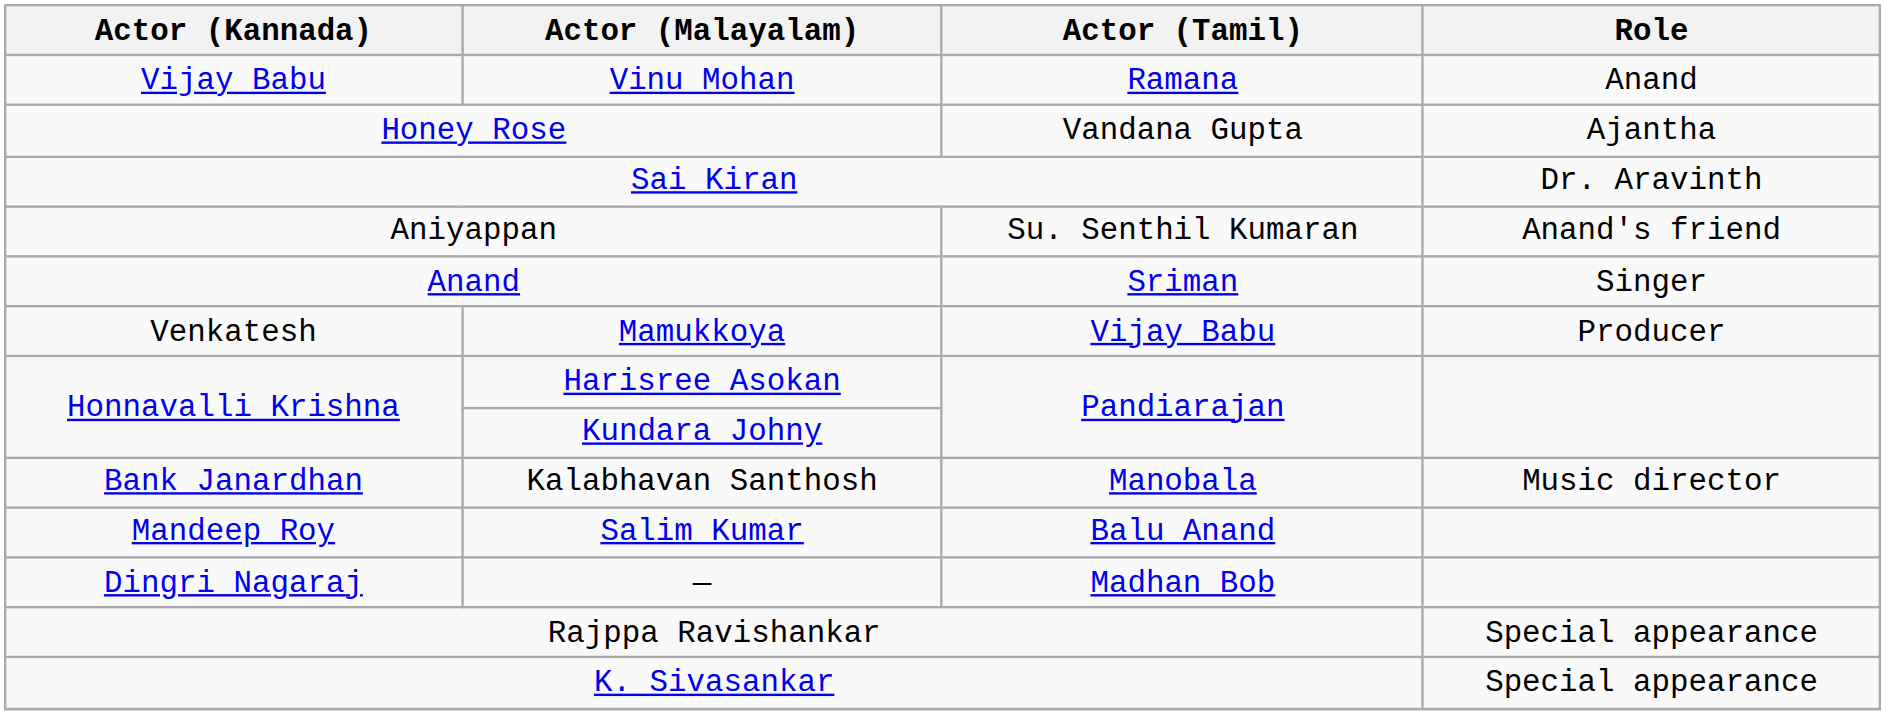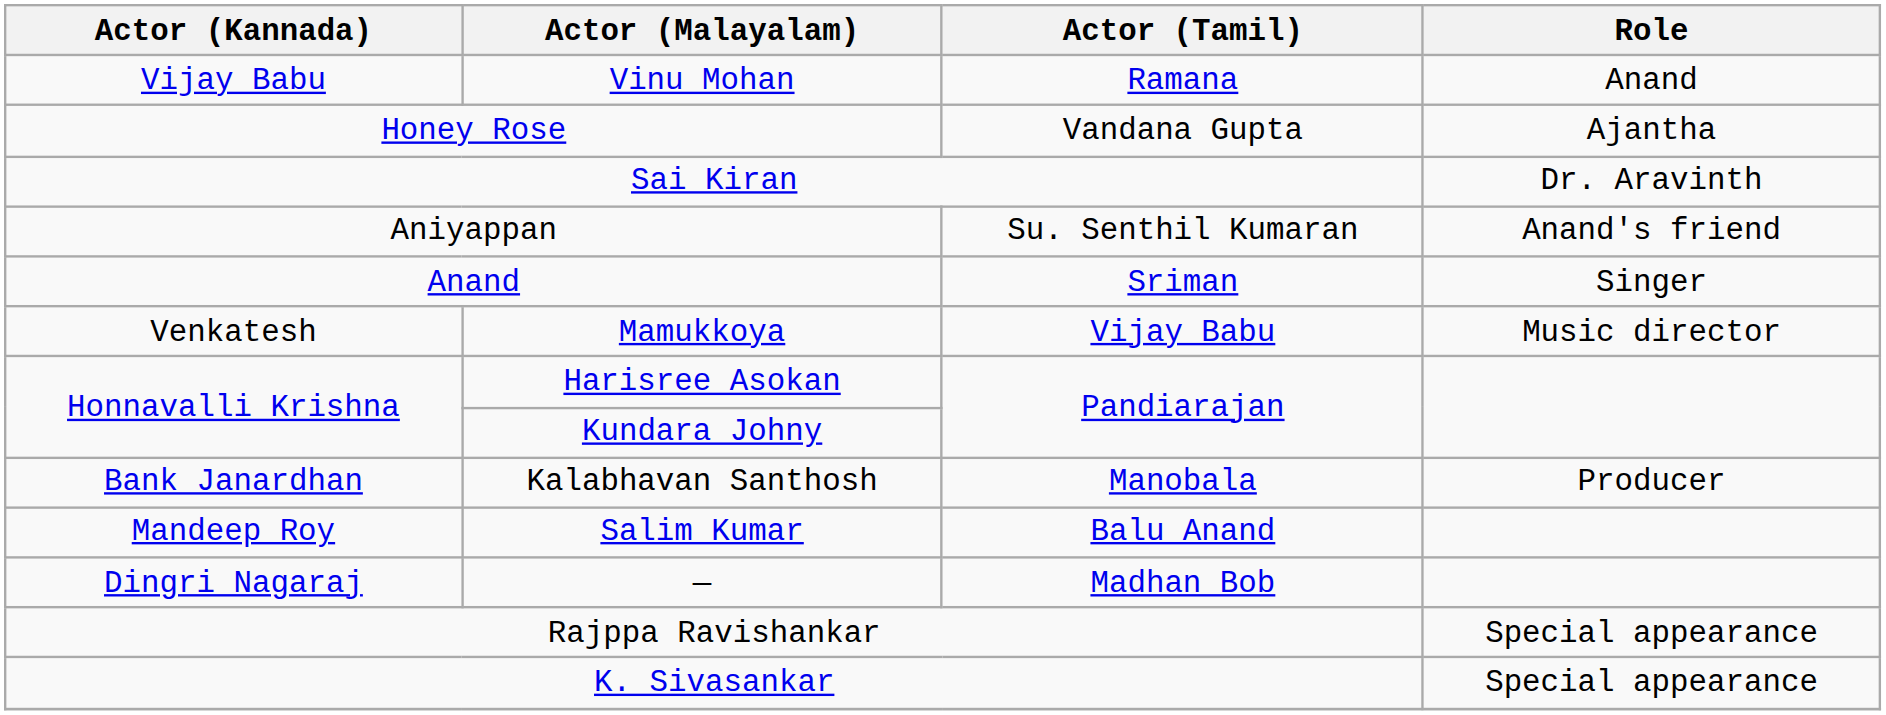(1652, 332) Producer -> (1652, 332) Music director
(1652, 482) Music director -> (1652, 482) Producer
